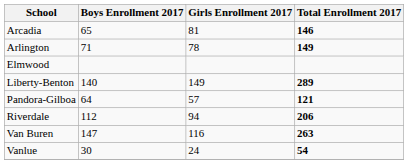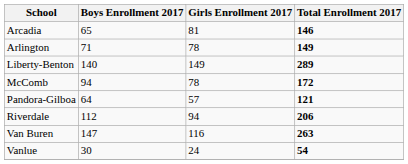- row: (28, 64)
+ row: (27, 82)
